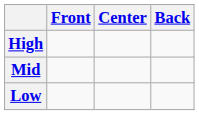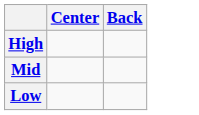- column: (71, 17)
